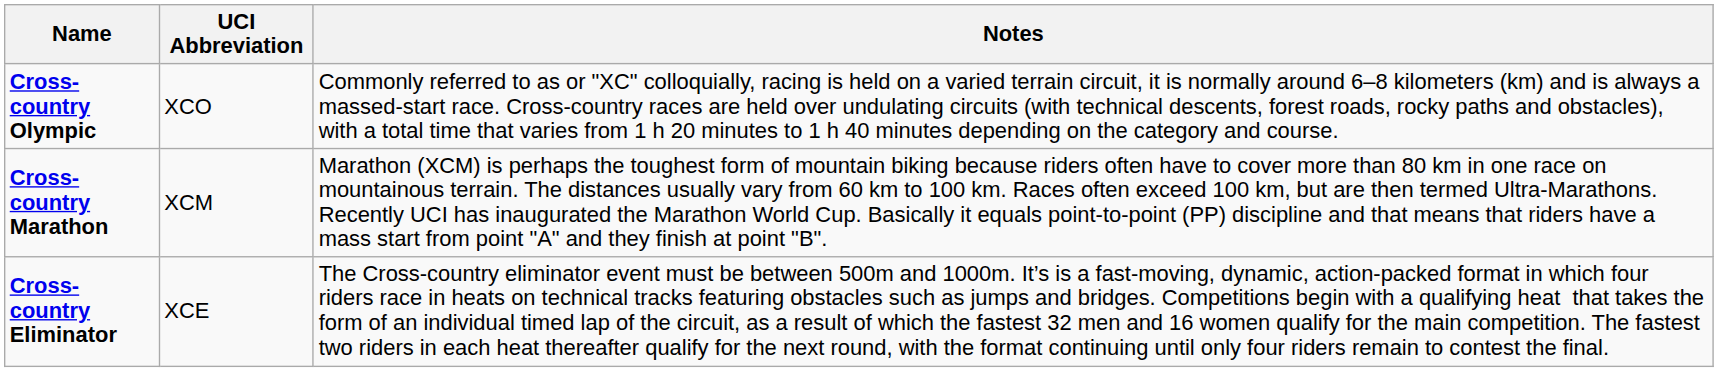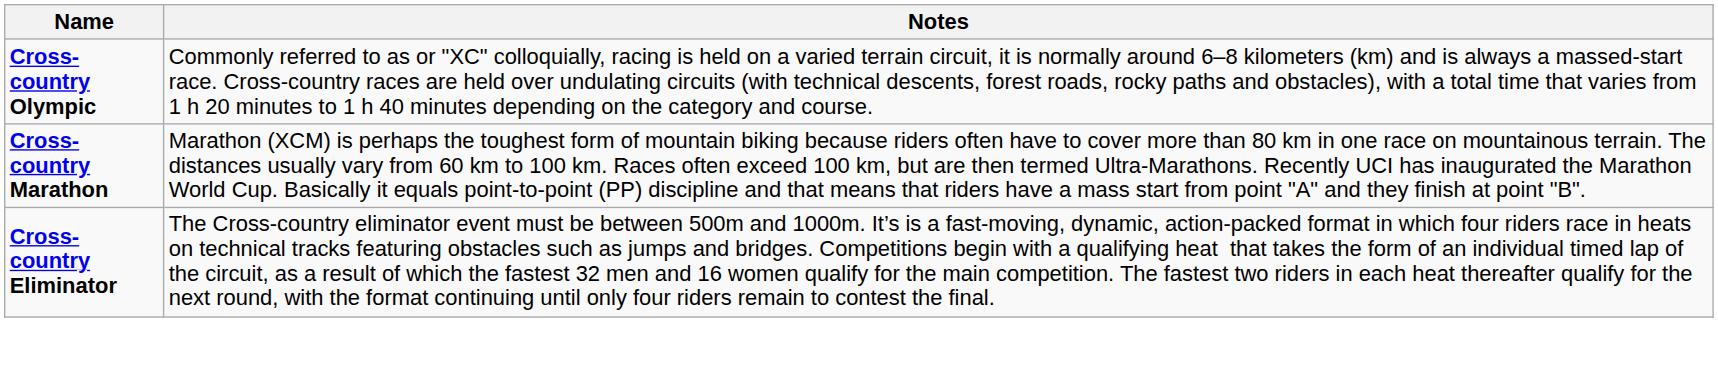- column: (236, 34)
